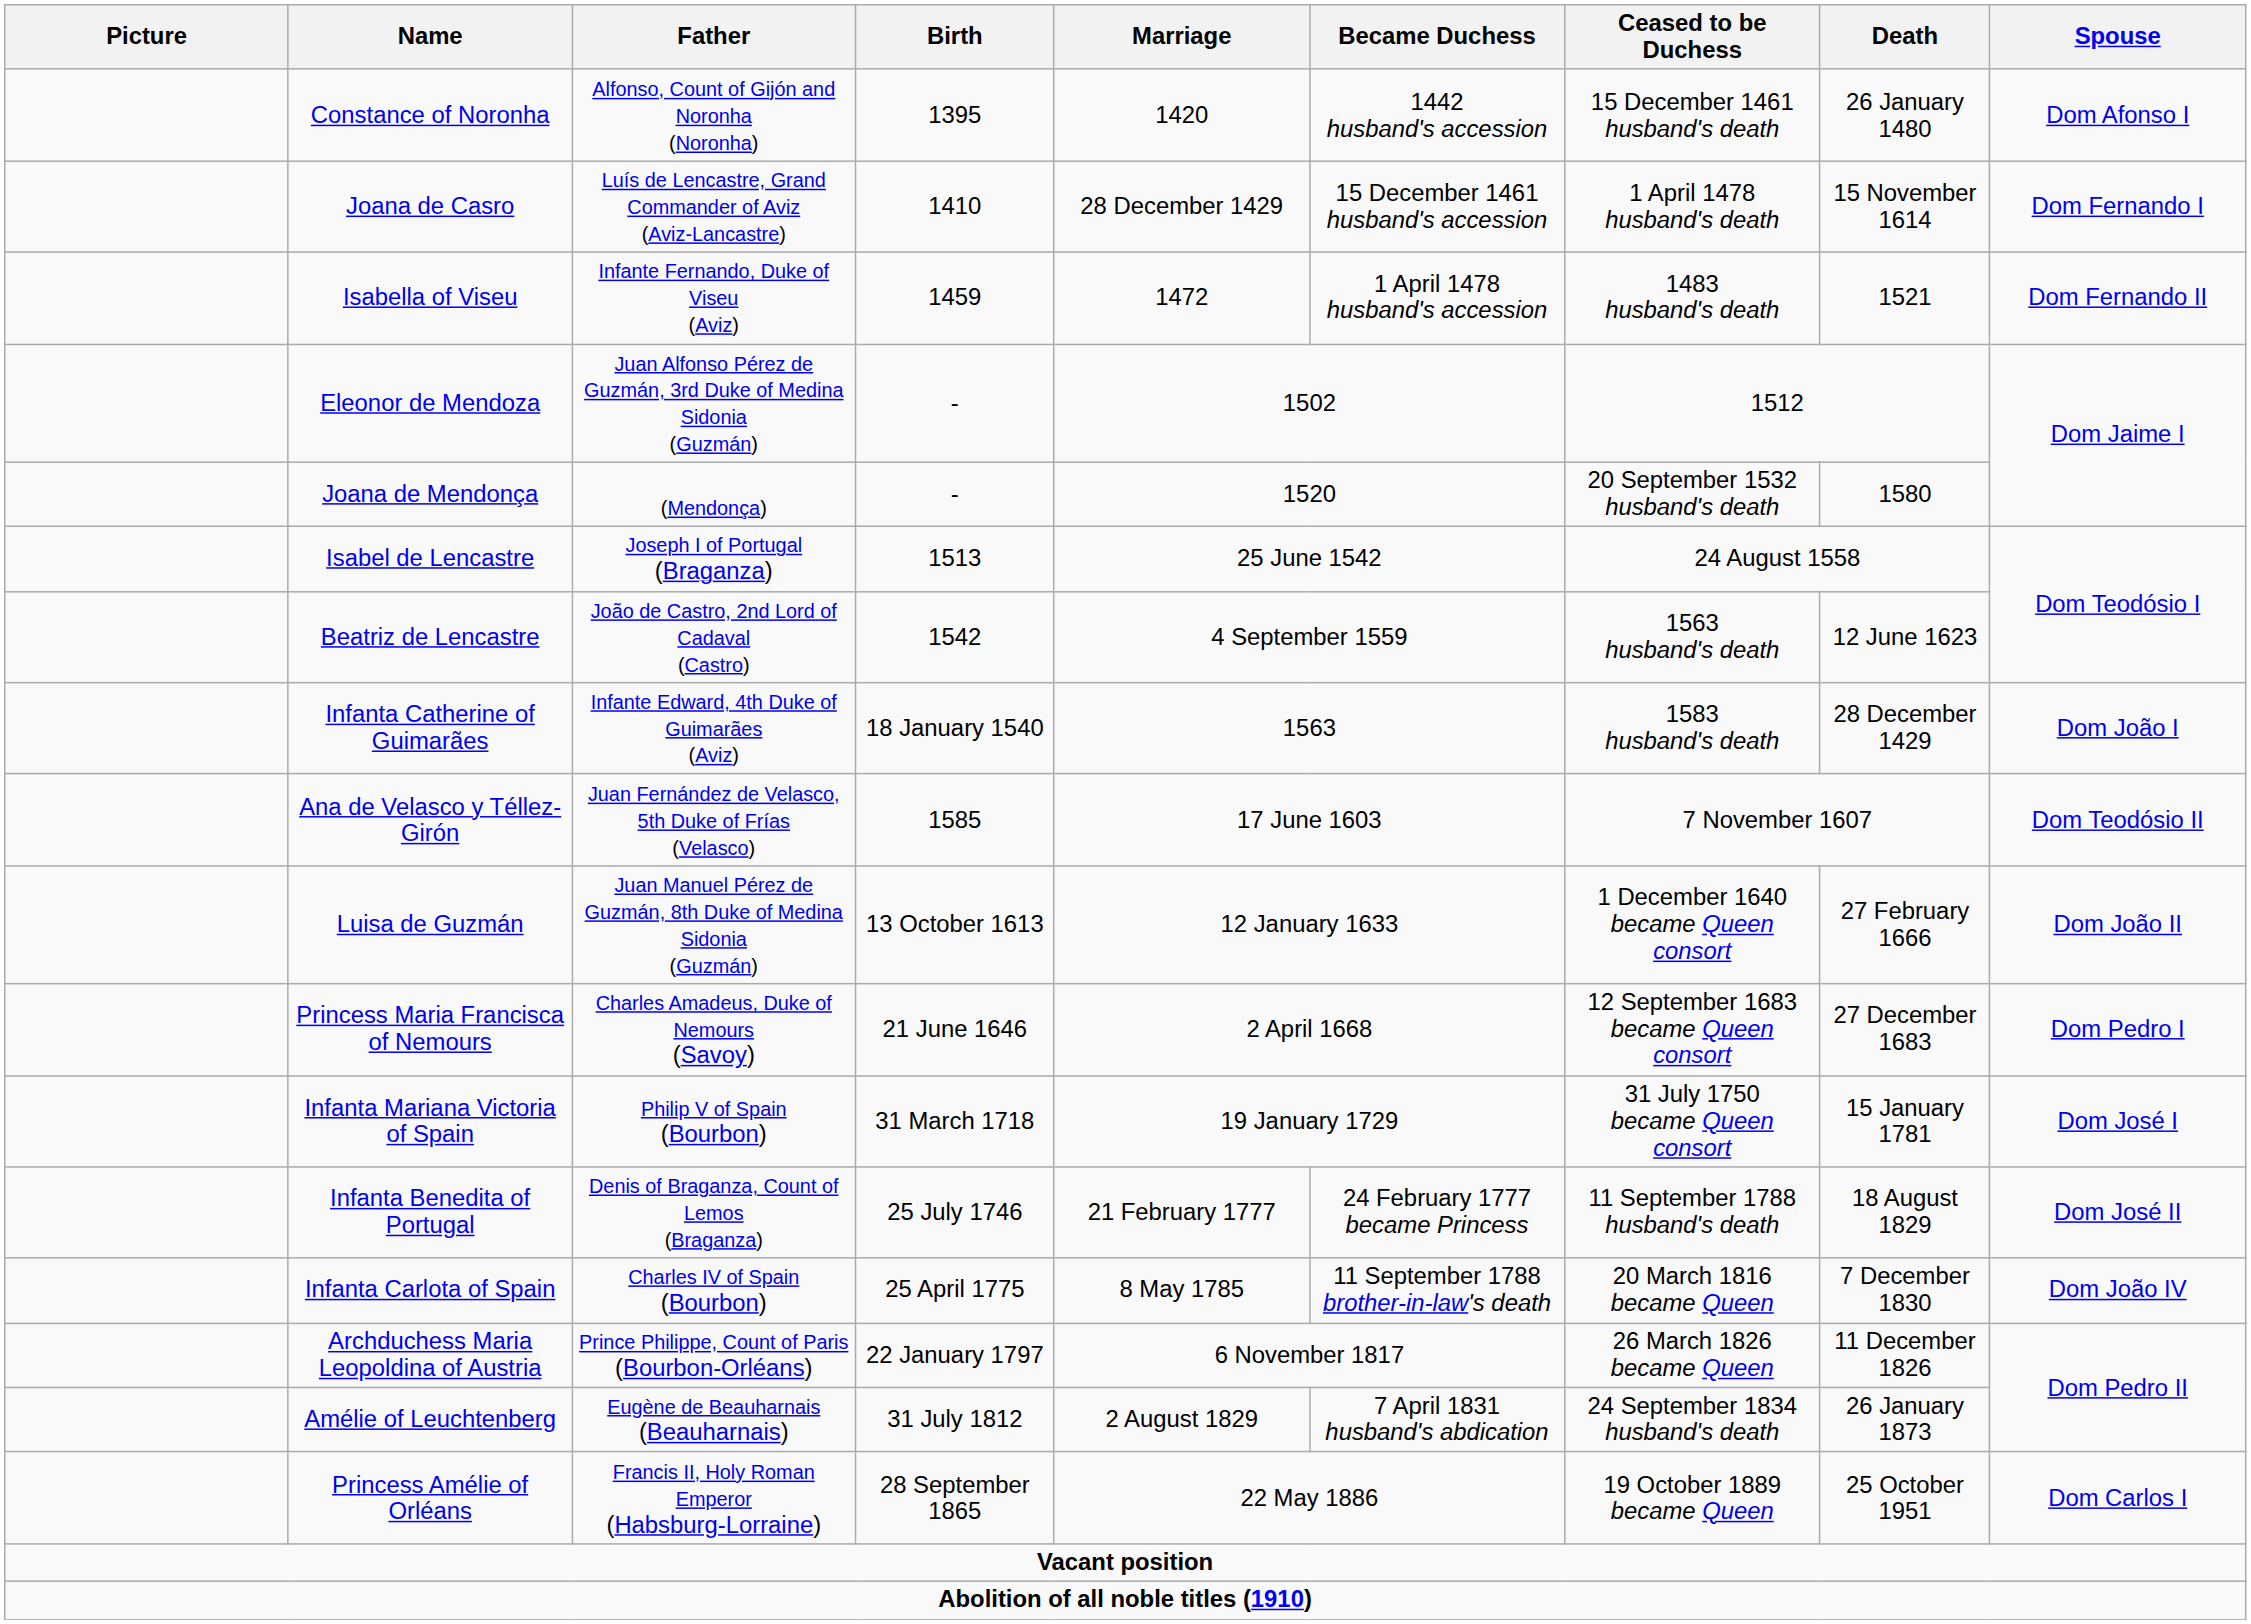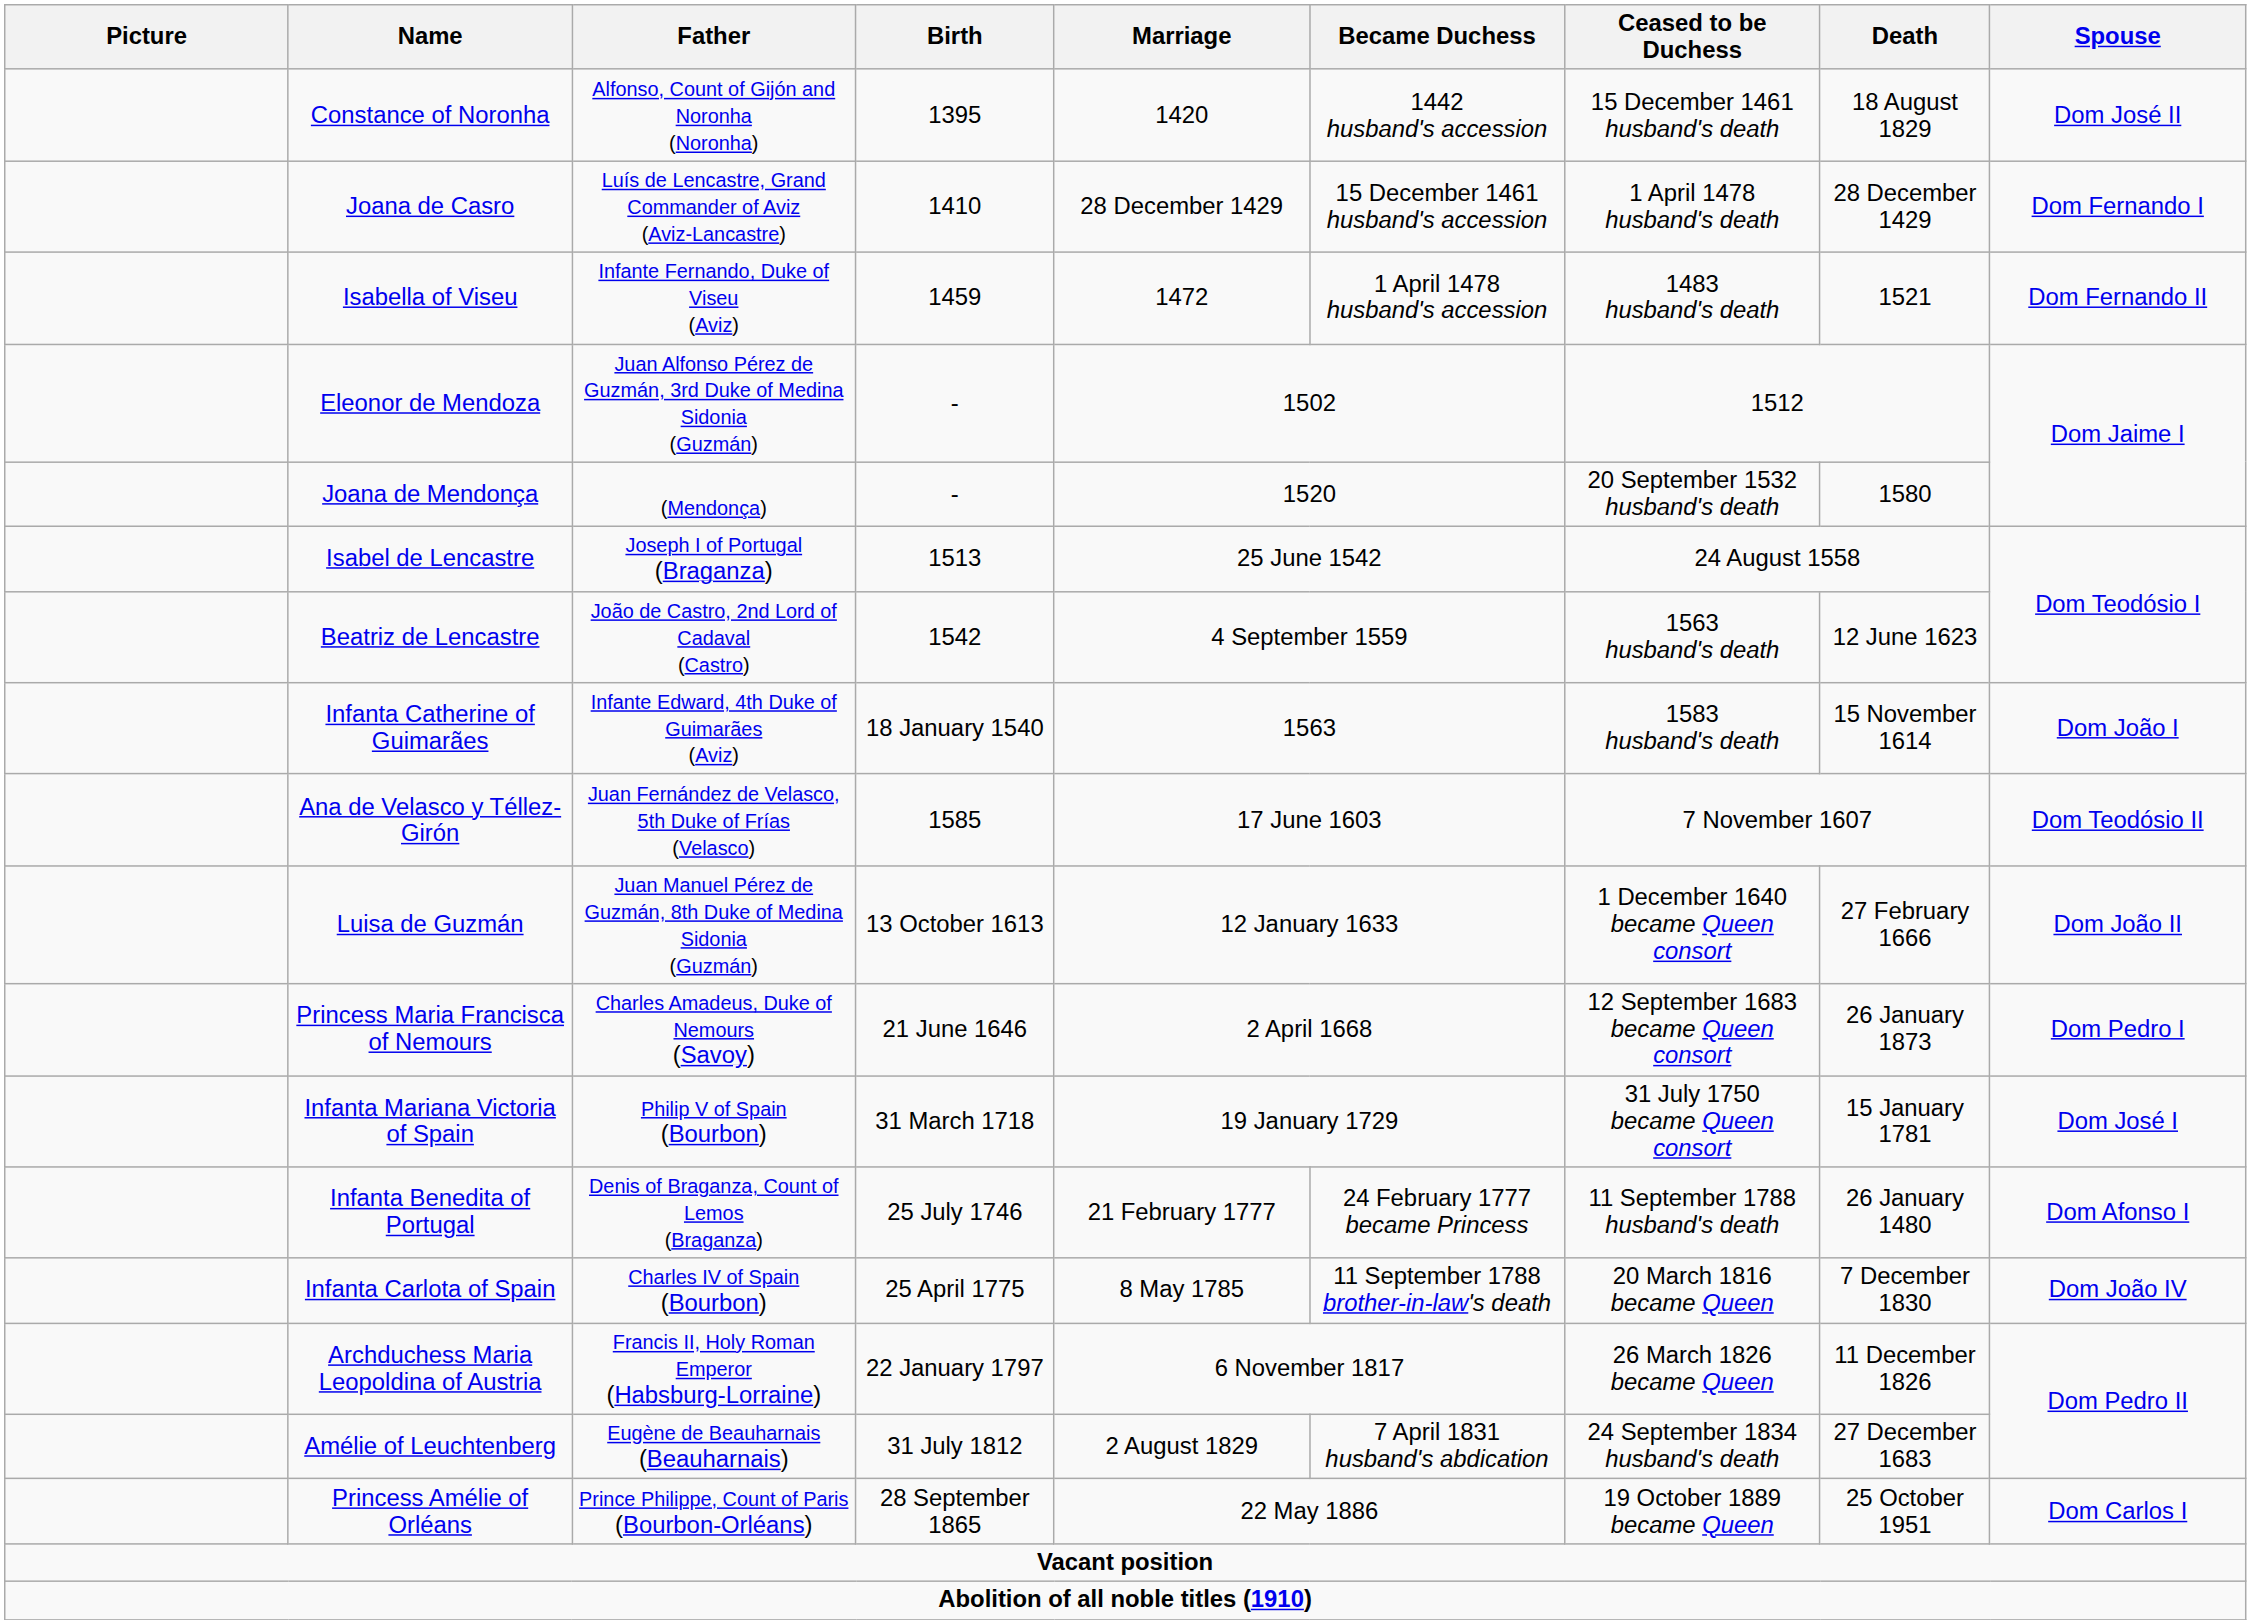(1905, 114) 26 January 1480 -> (1905, 114) 18 August 1829
(2118, 114) Dom Afonso I -> (2118, 114) Dom José II
(1905, 206) 15 November 1614 -> (1905, 206) 28 December 1429
(1905, 728) 28 December 1429 -> (1905, 728) 15 November 1614
(1905, 1029) 27 December 1683 -> (1905, 1029) 26 January 1873
(1905, 1212) 18 August 1829 -> (1905, 1212) 26 January 1480
(2118, 1212) Dom José II -> (2118, 1212) Dom Afonso I
(714, 1356) Prince Philippe, Count of Paris (Bourbon-Orléans) -> (714, 1369) Francis II, Holy Roman Emperor (Habsburg-Lorraine)
(1905, 1419) 26 January 1873 -> (1905, 1446) 27 December 1683
(714, 1499) Francis II, Holy Roman Emperor (Habsburg-Lorraine) -> (714, 1512) Prince Philippe, Count of Paris (Bourbon-Orléans)
